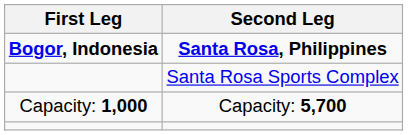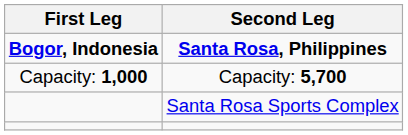rows swapped: (283, 77) <-> (283, 106)
